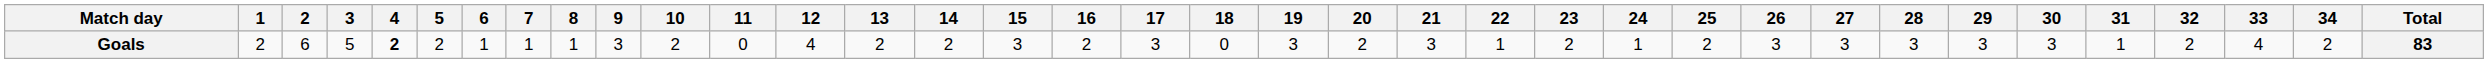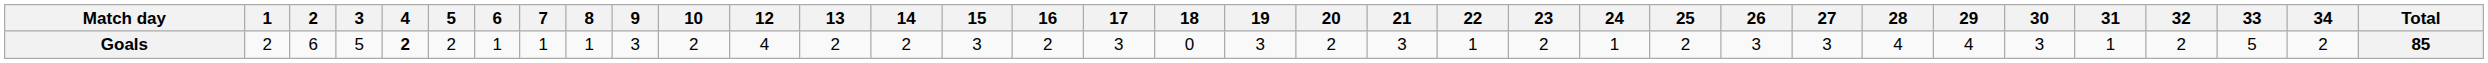- column: (743, 18)
(1914, 44) 3 -> (1898, 44) 4
(1983, 44) 3 -> (1969, 44) 4
(2259, 44) 4 -> (2252, 44) 5
(2423, 44) 83 -> (2421, 44) 85
